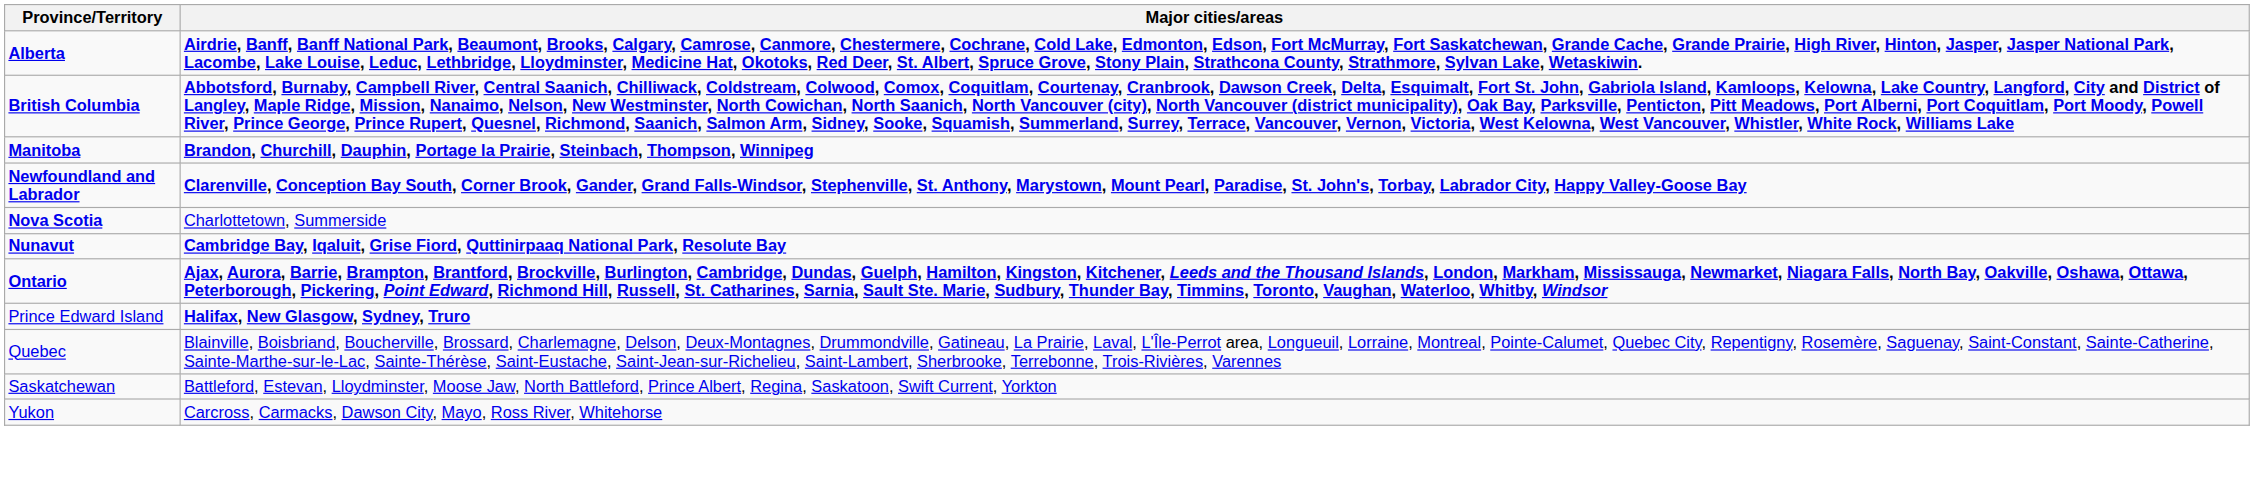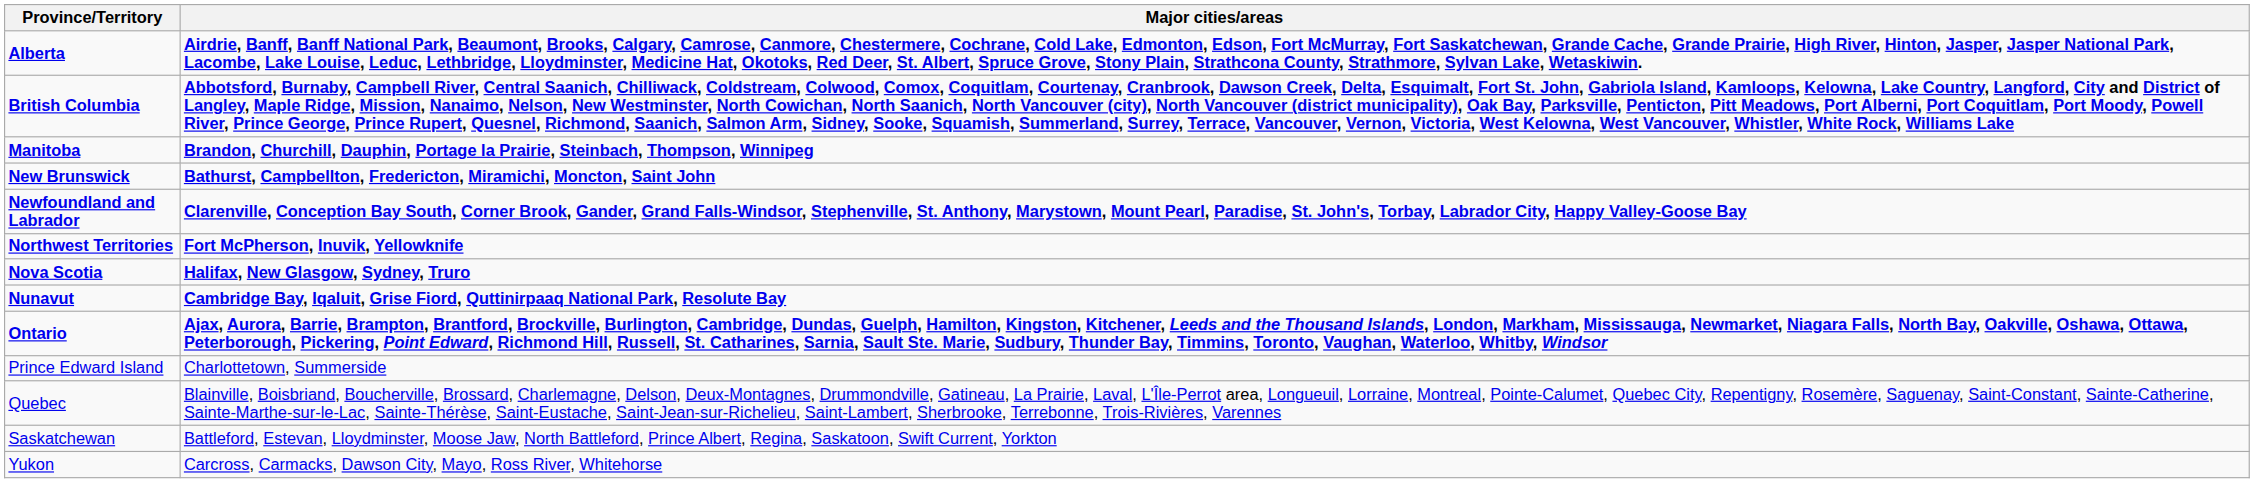+ row: (69, 176)
+ row: (91, 246)
(285, 221) Charlottetown, Summerside -> (327, 272) Halifax, New Glasgow, Sydney, Truro
(327, 317) Halifax, New Glasgow, Sydney, Truro -> (285, 368) Charlottetown, Summerside
